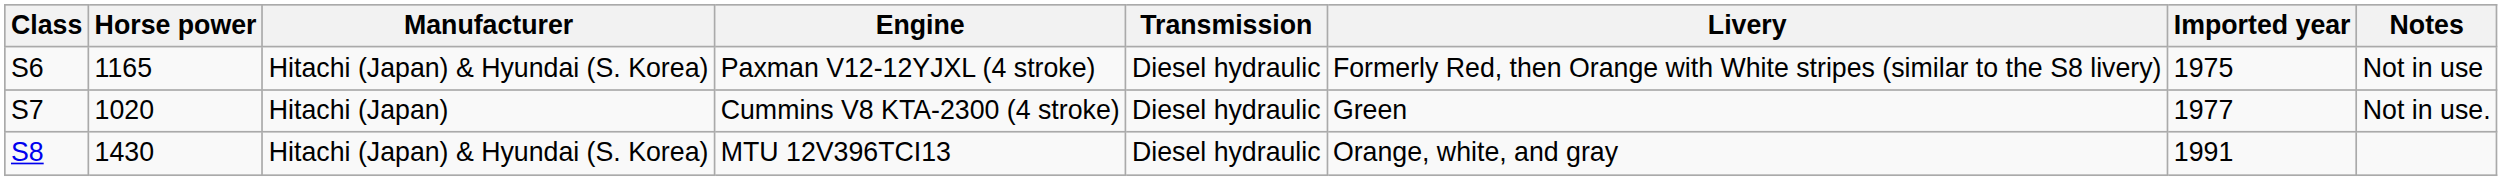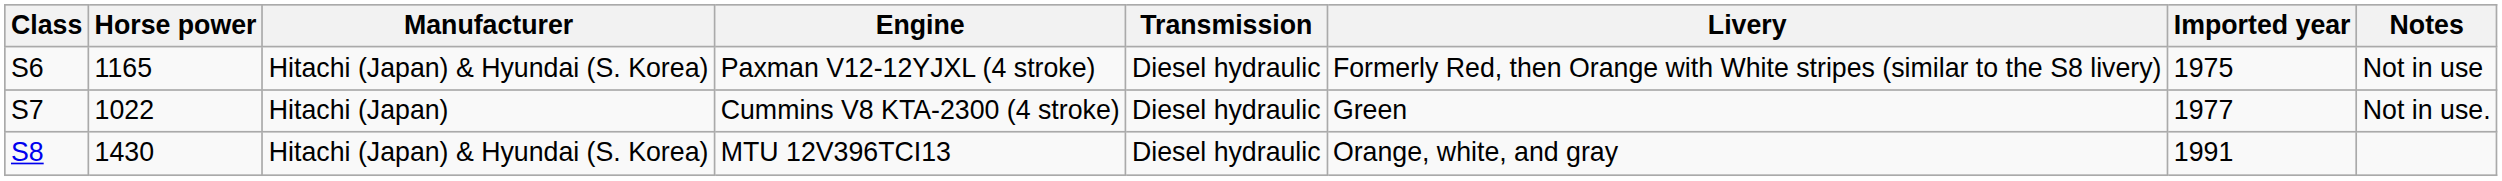(124, 110) 1020 -> (124, 110) 1022
